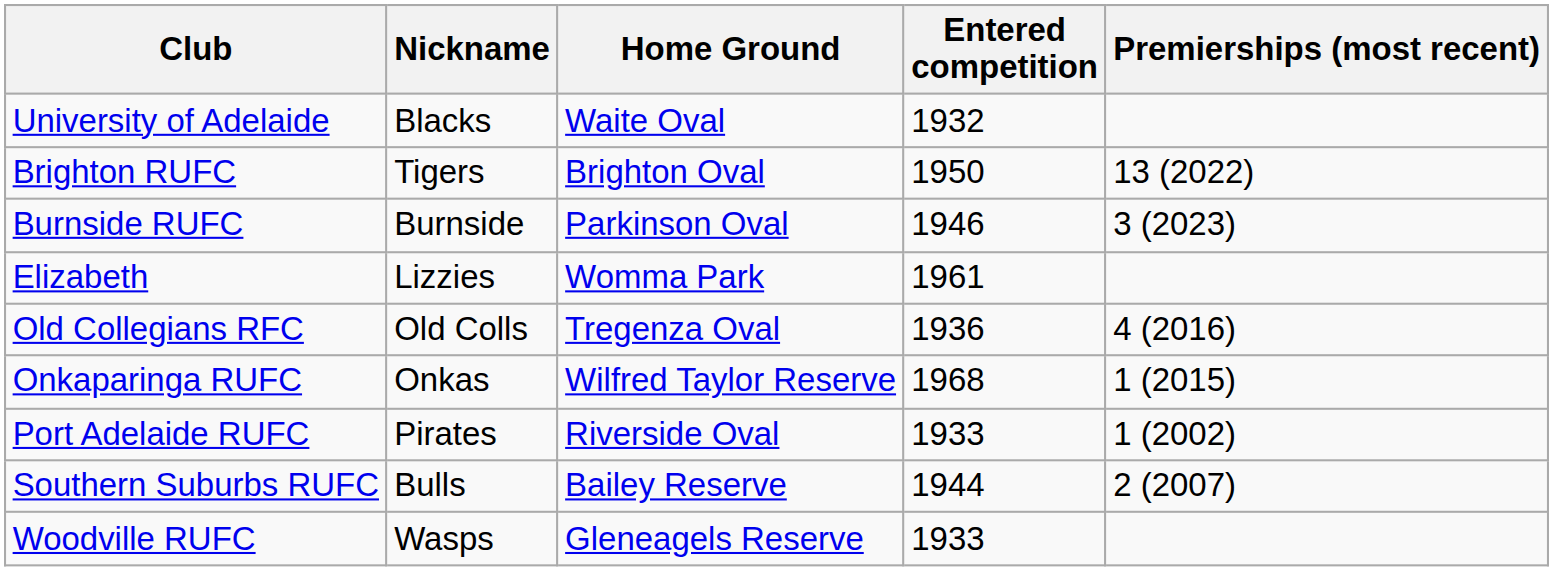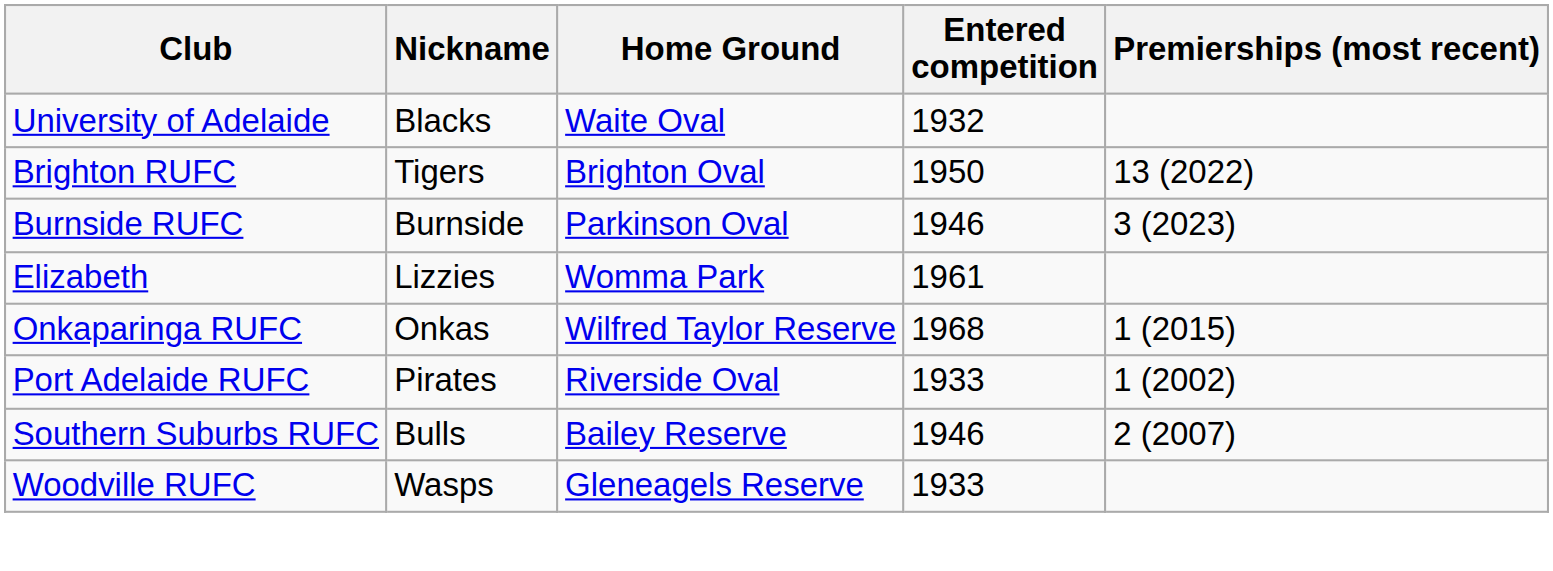- row: (158, 329)
(948, 485) 1944 -> (948, 433) 1946
